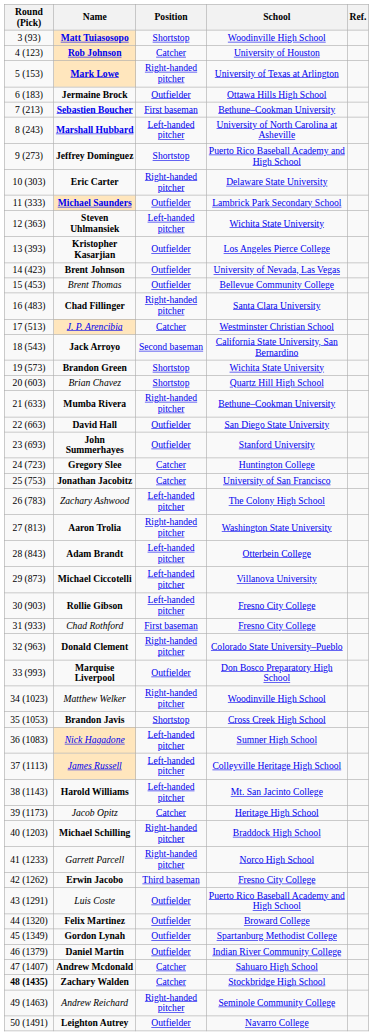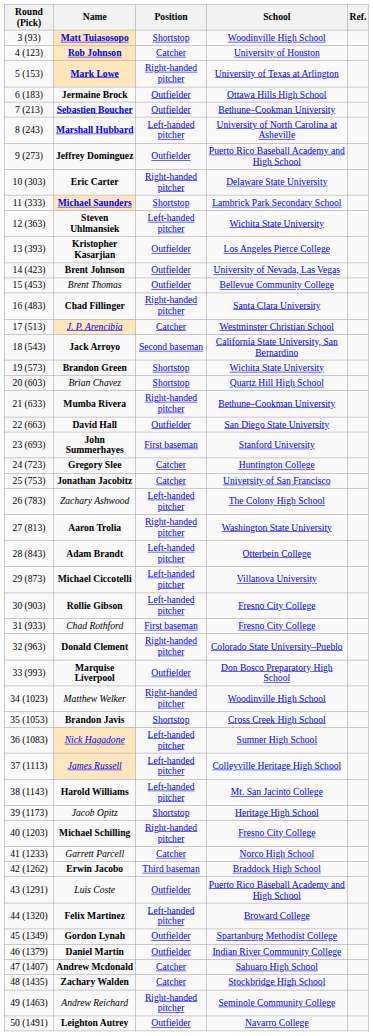(171, 109) First baseman -> (171, 109) Outfielder
(171, 156) Shortstop -> (171, 156) Outfielder
(171, 203) Outfielder -> (171, 203) Shortstop
(171, 445) Outfielder -> (171, 445) First baseman
(171, 813) Catcher -> (171, 813) Shortstop
(277, 833) Braddock High School -> (277, 833) Fresno City College
(171, 859) Right-handed pitcher -> (171, 854) Catcher
(277, 880) Fresno City College -> (277, 869) Braddock High School
(171, 921) Outfielder -> (171, 916) Left-handed pitcher
(29, 982) bold -> (29, 982) normal
